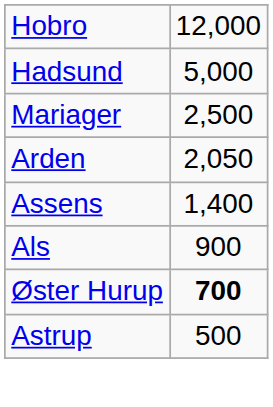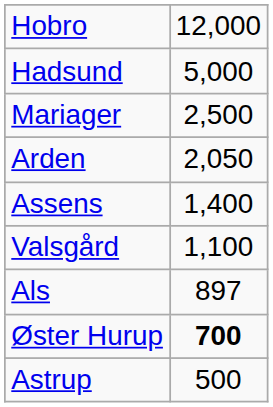+ row: (65, 247)
(218, 247) 900 -> (218, 291) 897
